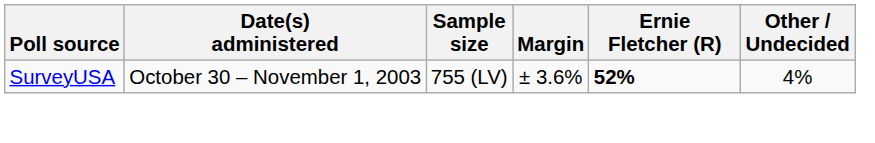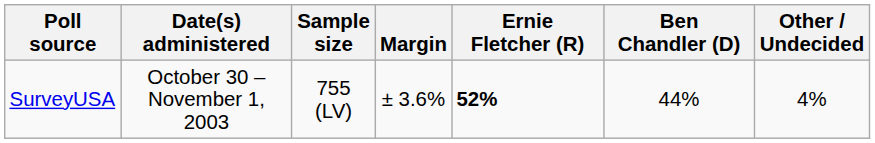+ column: (679, 33)
